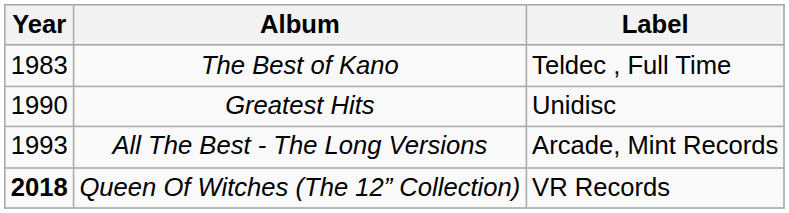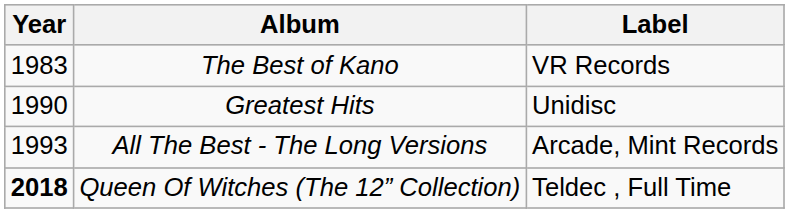(632, 65) Teldec , Full Time -> (601, 65) VR Records
(601, 187) VR Records -> (632, 187) Teldec , Full Time
